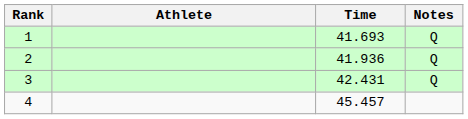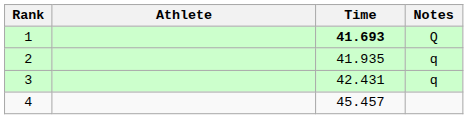(360, 37) normal -> (360, 37) bold
(360, 59) 41.936 -> (360, 59) 41.935
(434, 59) Q -> (434, 59) q
(434, 81) Q -> (434, 81) q
